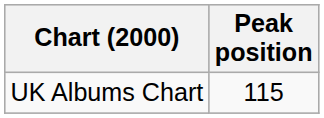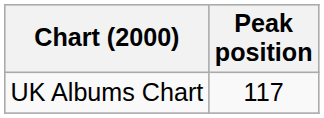(264, 92) 115 -> (264, 92) 117
